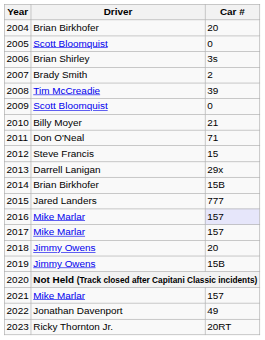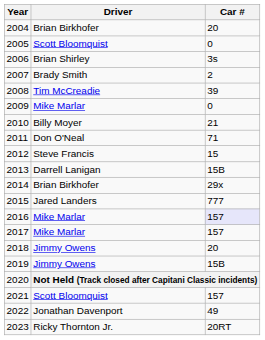(70, 106) Scott Bloomquist -> (59, 106) Mike Marlar
(215, 169) 29x -> (216, 169) 15B
(216, 185) 15B -> (215, 185) 29x
(59, 295) Mike Marlar -> (70, 295) Scott Bloomquist
